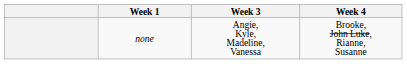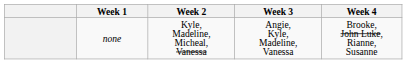+ column: (191, 11)
